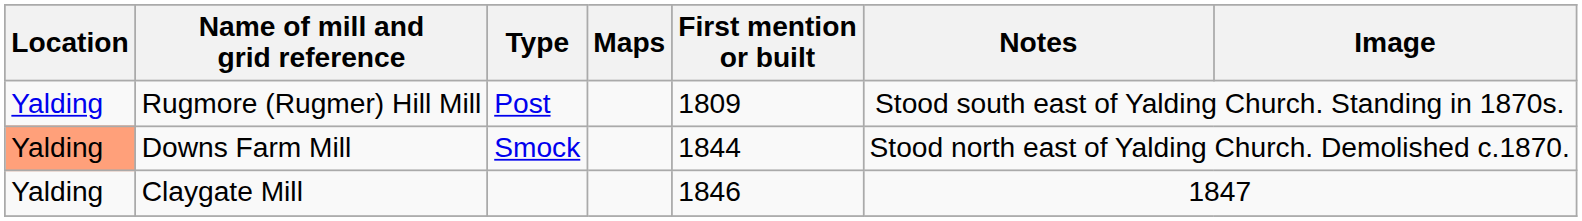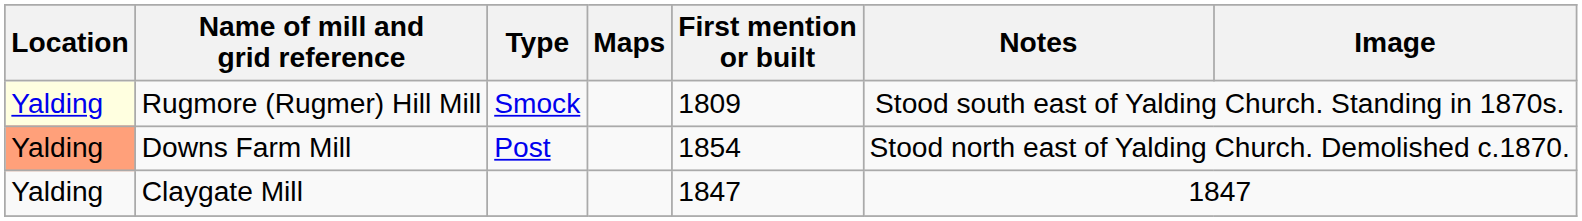(57, 103) no background -> (57, 103) lightyellow background
(522, 103) Post -> (537, 103) Smock
(537, 147) Smock -> (522, 147) Post
(710, 147) 1844 -> (710, 147) 1854
(710, 192) 1846 -> (710, 192) 1847
